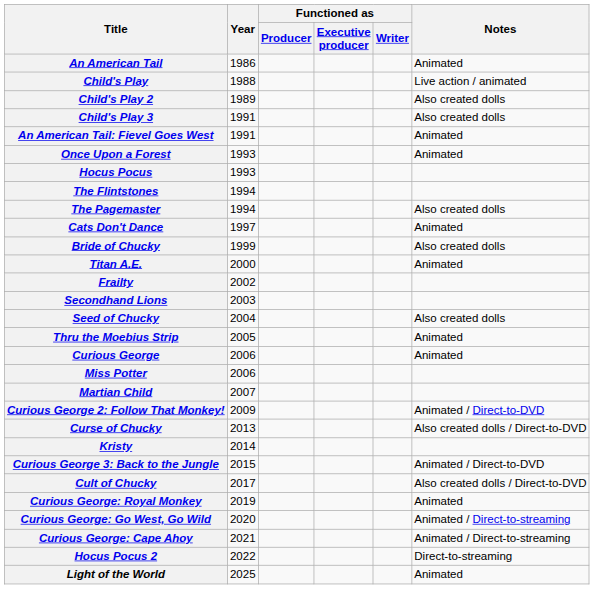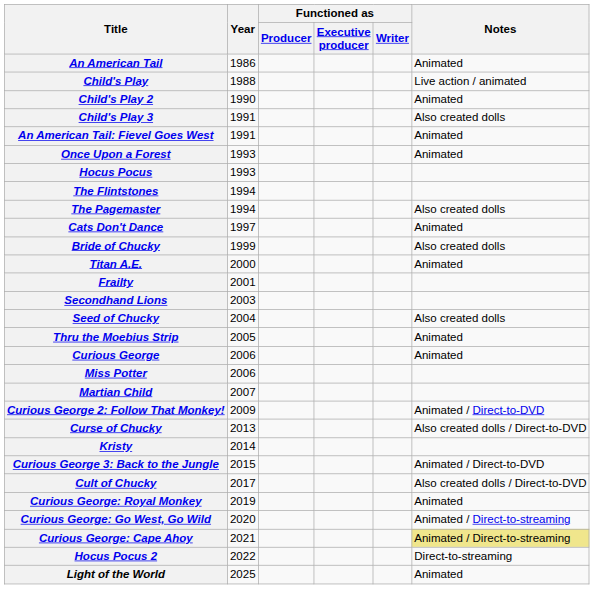(243, 99) 1989 -> (243, 99) 1990
(460, 99) Also created dolls -> (439, 99) Animated
(243, 282) 2002 -> (243, 282) 2001
(492, 538) no background -> (492, 538) khaki background
